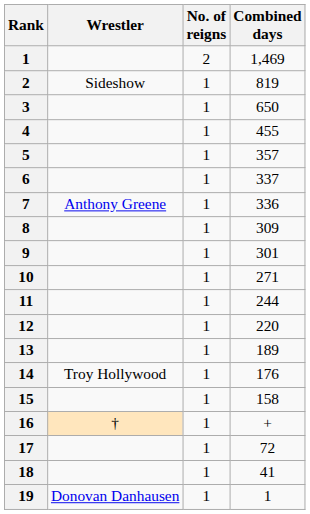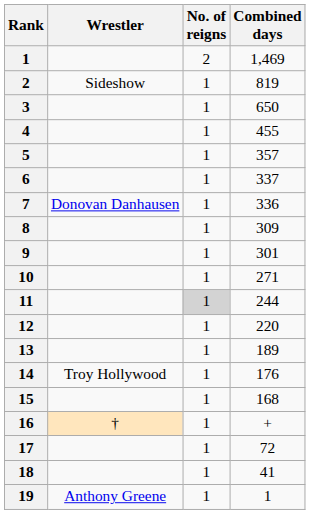(115, 204) Anthony Greene -> (115, 204) Donovan Danhausen
(206, 301) no background -> (206, 301) lightgrey background
(267, 399) 158 -> (267, 399) 168
(115, 496) Donovan Danhausen -> (115, 496) Anthony Greene
